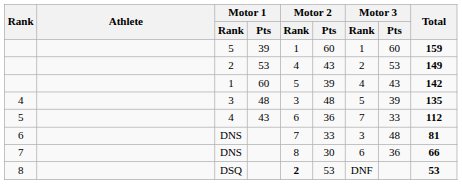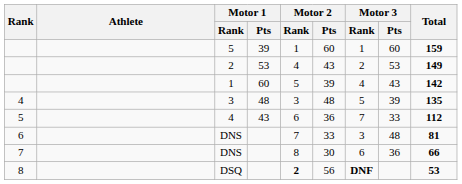(329, 170) 53 -> (329, 170) 56
(362, 170) normal -> (362, 170) bold
